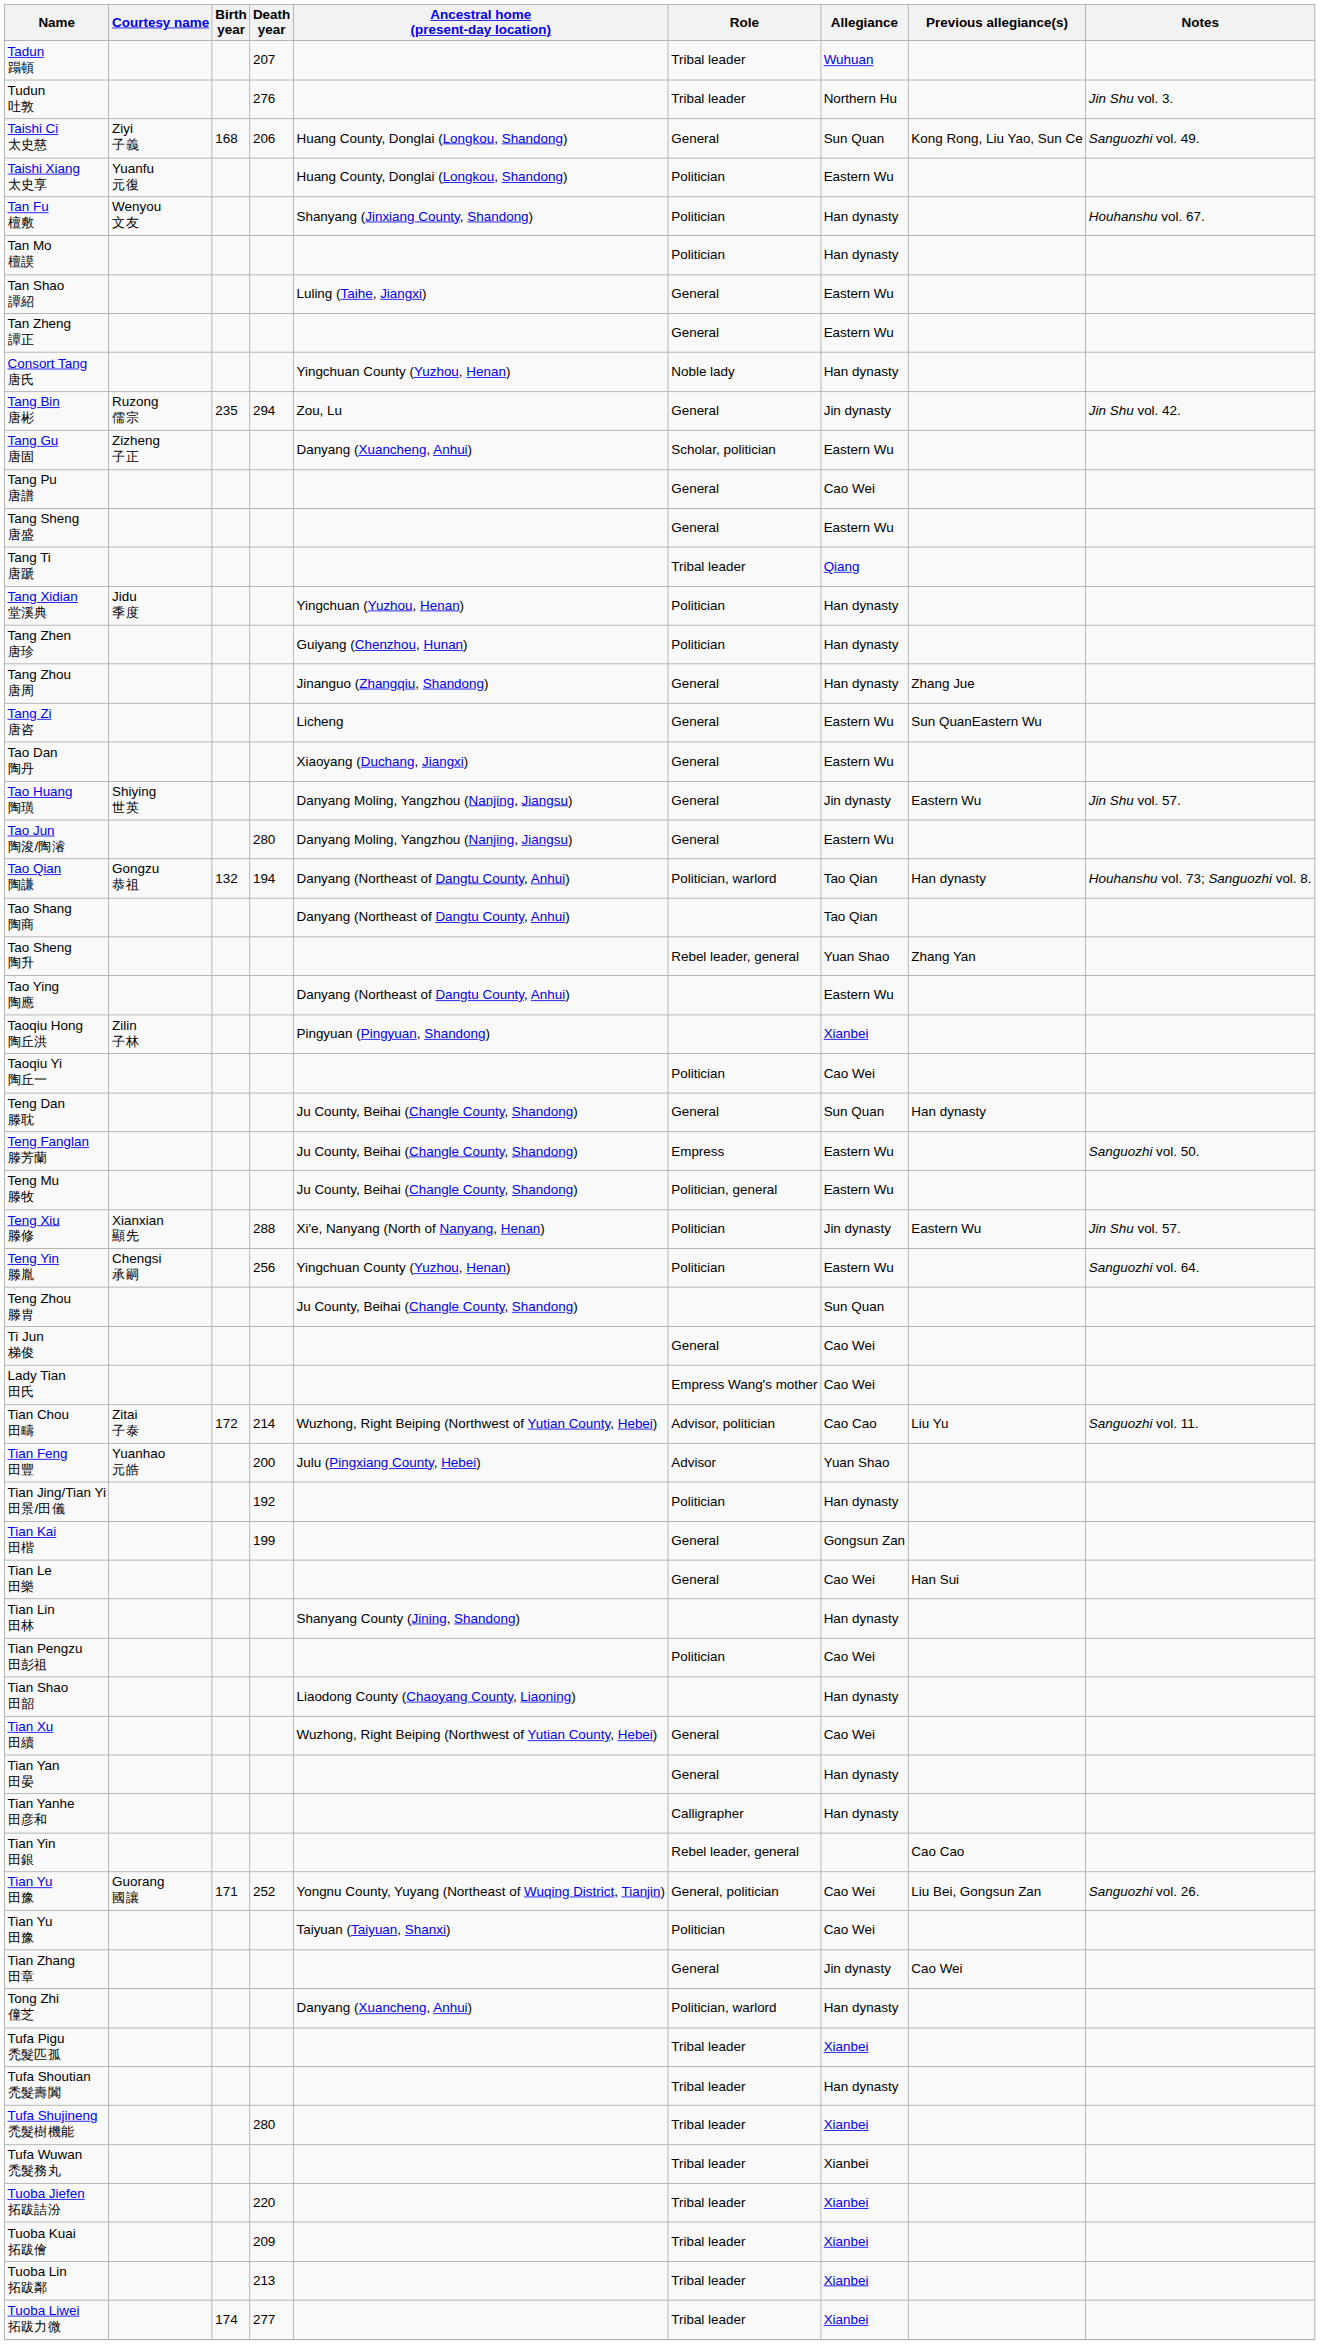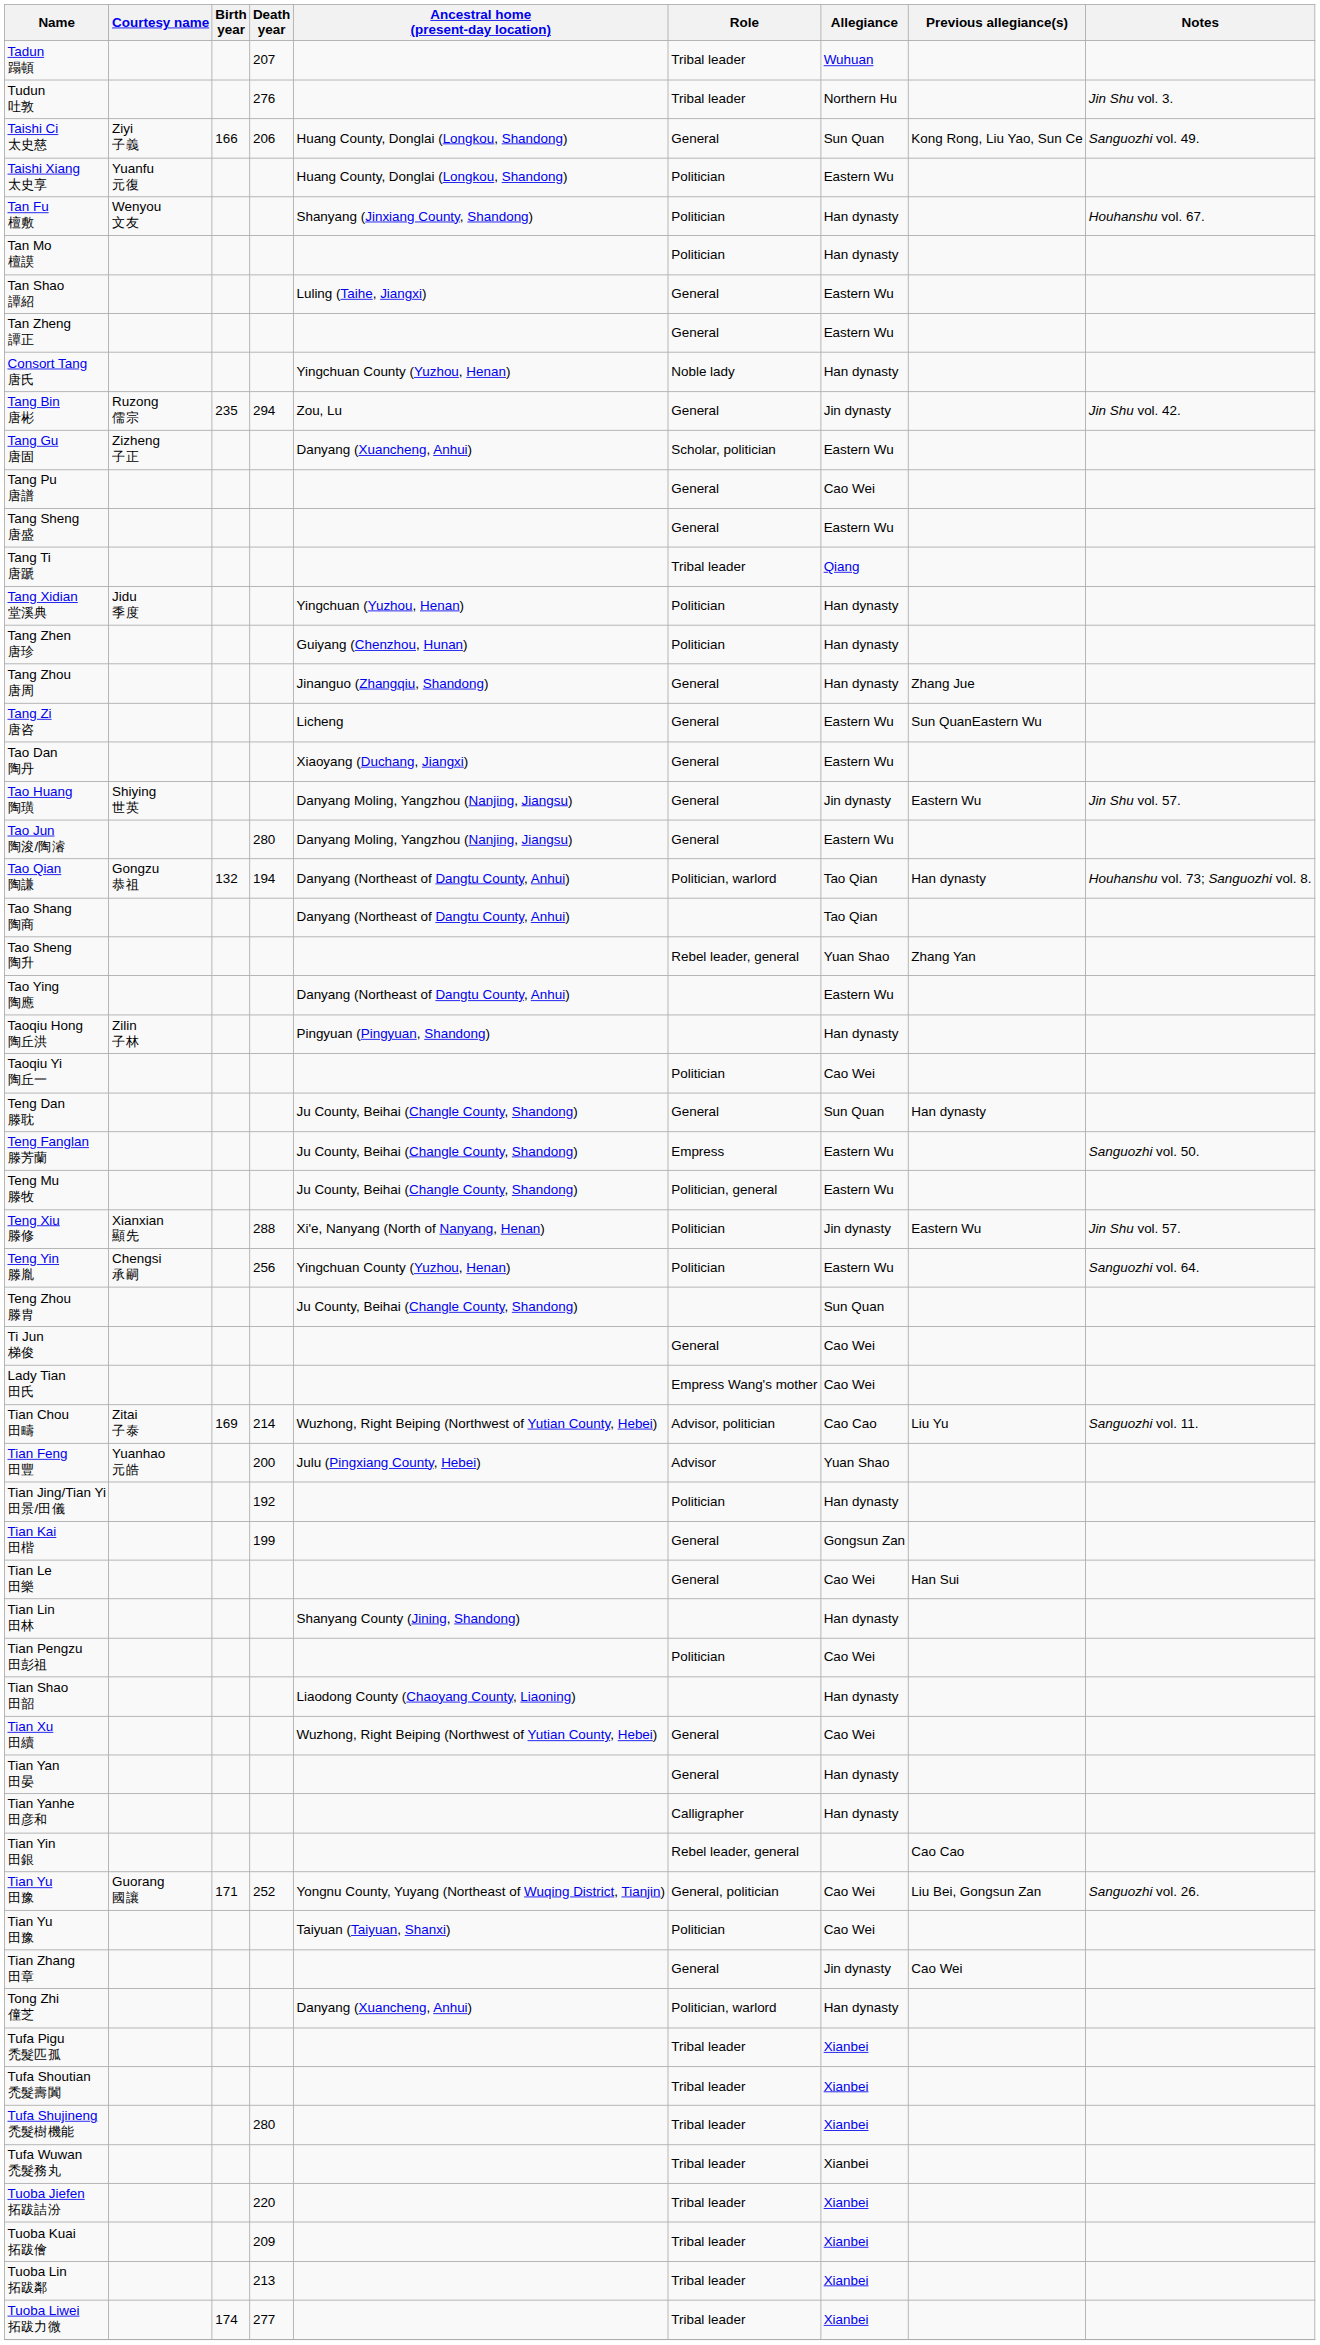(227, 138) 168 -> (227, 138) 166
(846, 1034) Xianbei -> (861, 1034) Han dynasty
(227, 1423) 172 -> (227, 1423) 169
(861, 2086) Han dynasty -> (846, 2086) Xianbei
